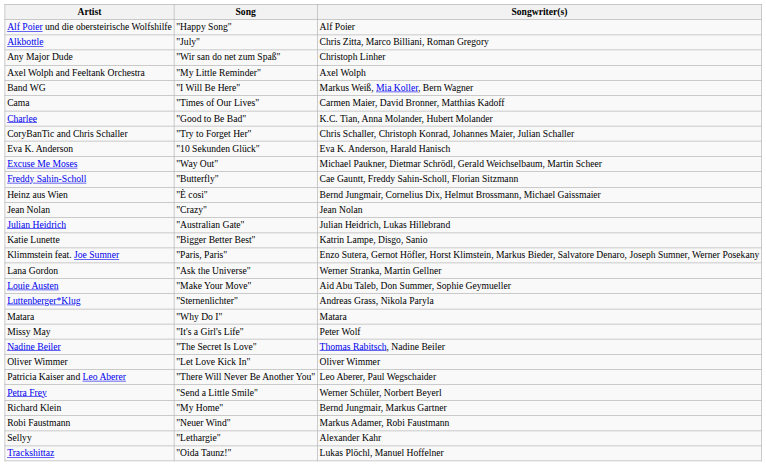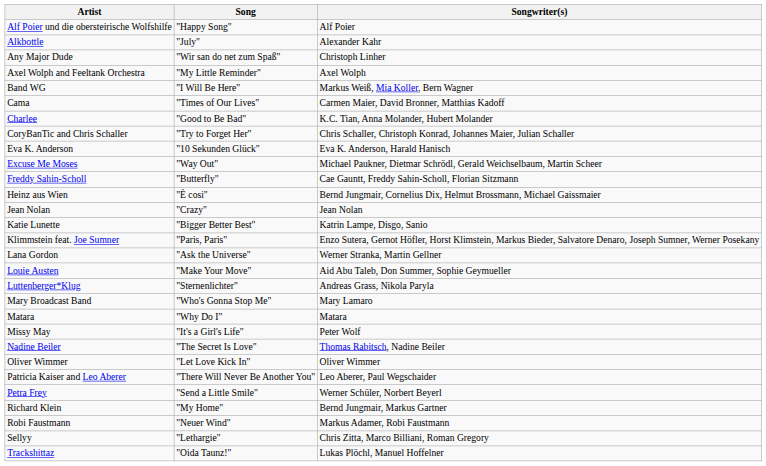(404, 42) Chris Zitta, Marco Billiani, Roman Gregory -> (350, 42) Alexander Kahr
- row: (37, 225)
+ row: (49, 301)
(350, 438) Alexander Kahr -> (404, 438) Chris Zitta, Marco Billiani, Roman Gregory
